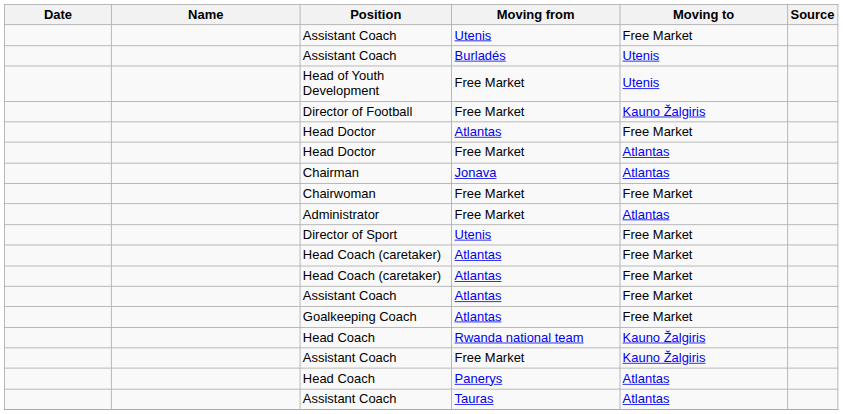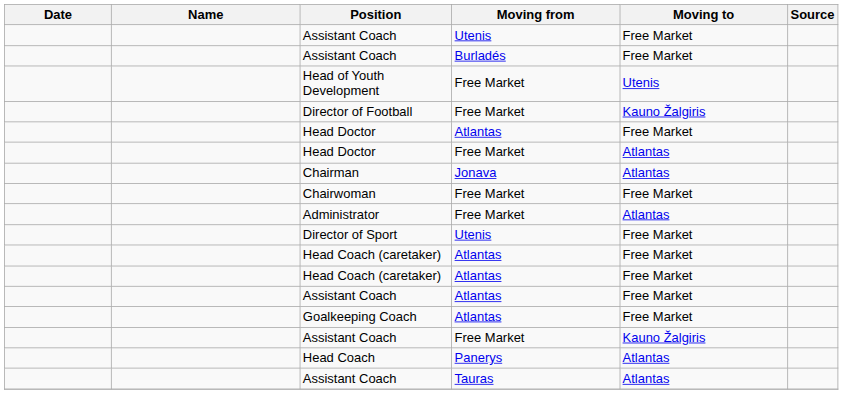(641, 55) Utenis -> (658, 55) Free Market
- row: (339, 337)
